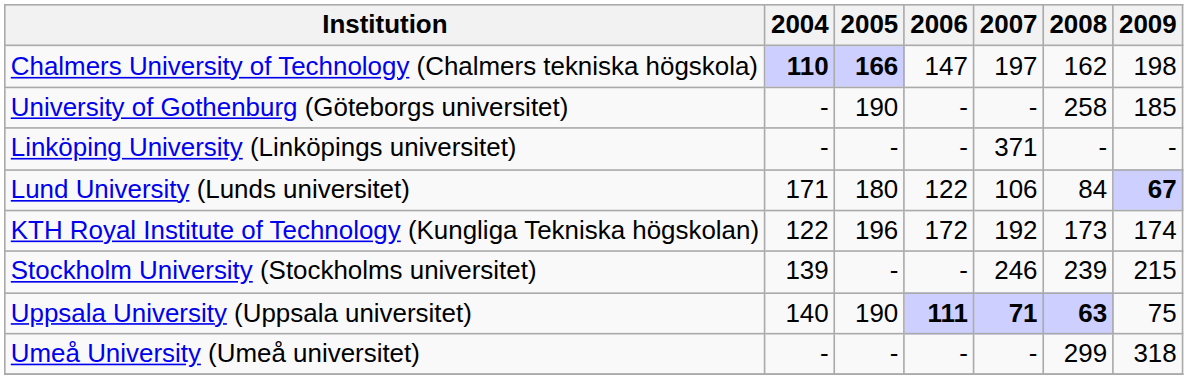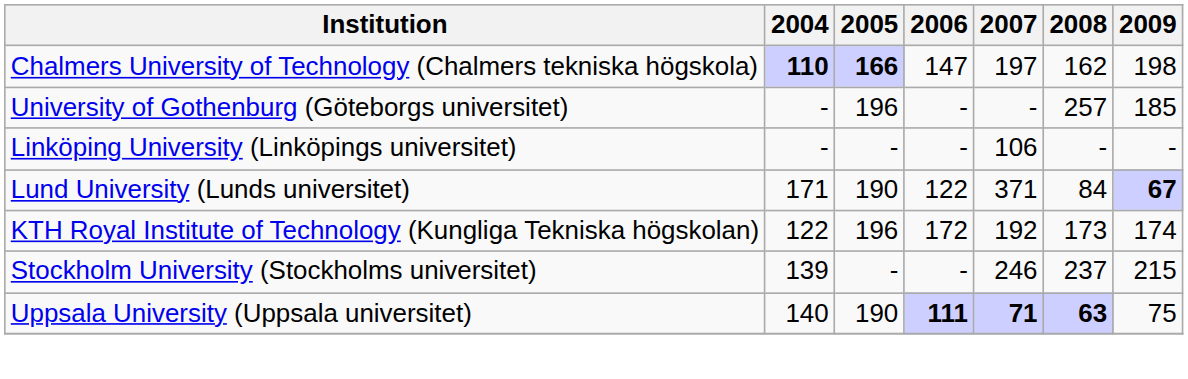(877, 107) 190 -> (877, 107) 196
(1085, 107) 258 -> (1085, 107) 257
(1016, 148) 371 -> (1016, 148) 106
(877, 189) 180 -> (877, 189) 190
(1016, 189) 106 -> (1016, 189) 371
(1085, 271) 239 -> (1085, 271) 237
- row: (215, 353)
